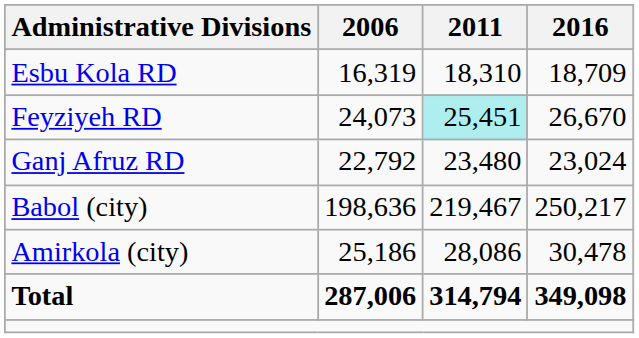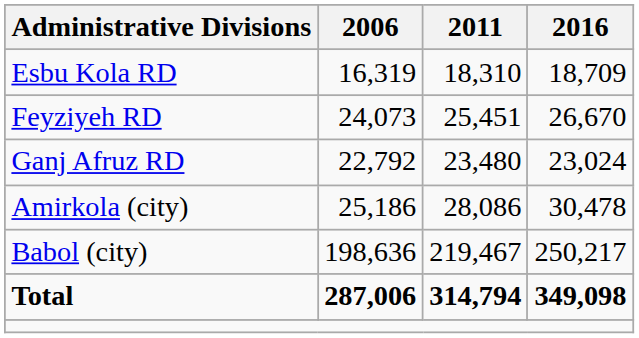(482, 116) paleturquoise background -> (482, 116) no background
rows swapped: (100, 251) <-> (79, 206)
